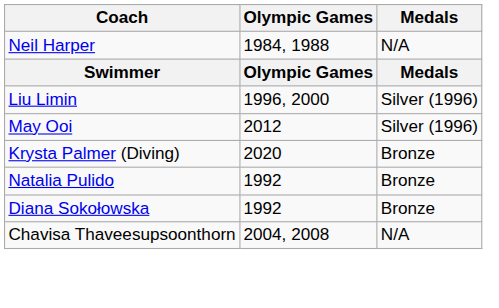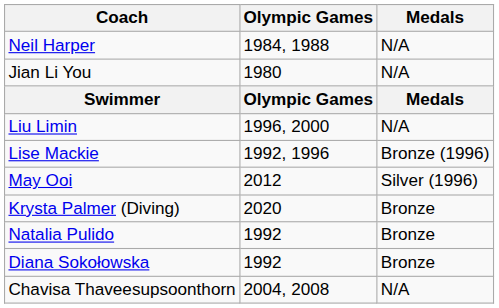+ row: (50, 72)
(429, 99) Silver (1996) -> (395, 126) N/A
+ row: (54, 153)
